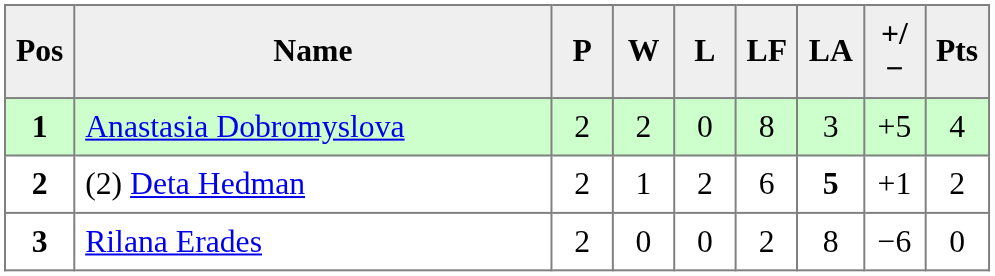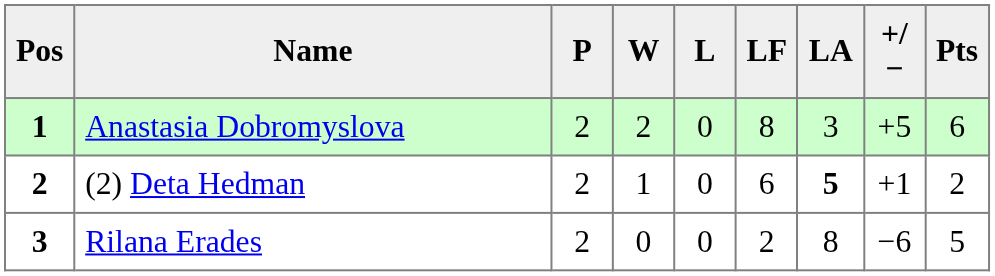(957, 126) 4 -> (957, 126) 6
(705, 183) 2 -> (705, 183) 0
(957, 241) 0 -> (957, 241) 5
